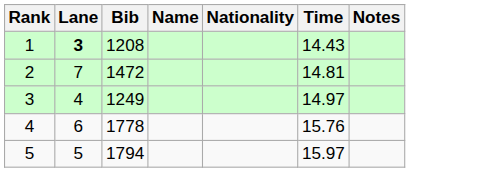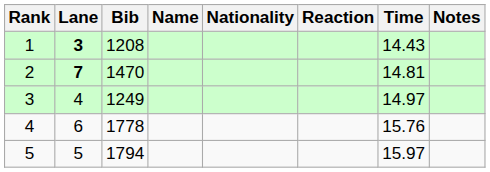+ column: (338, 18)
(78, 72) normal -> (78, 72) bold
(125, 72) 1472 -> (125, 72) 1470
